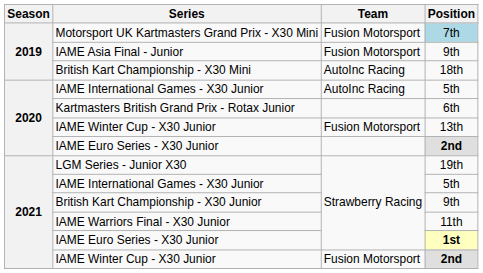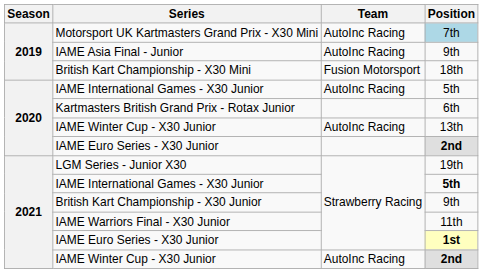(372, 32) Fusion Motorsport -> (364, 32) AutoInc Racing
(372, 51) Fusion Motorsport -> (364, 51) AutoInc Racing
(364, 70) AutoInc Racing -> (372, 70) Fusion Motorsport
(372, 127) Fusion Motorsport -> (364, 127) AutoInc Racing
(451, 183) normal -> (451, 183) bold
(372, 259) Fusion Motorsport -> (364, 259) AutoInc Racing
